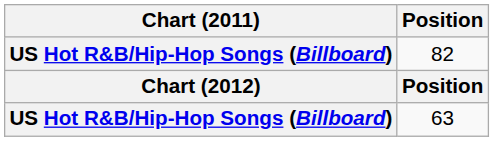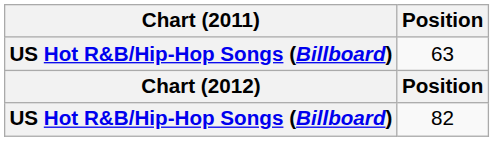rows swapped: (443, 119) <-> (443, 53)
